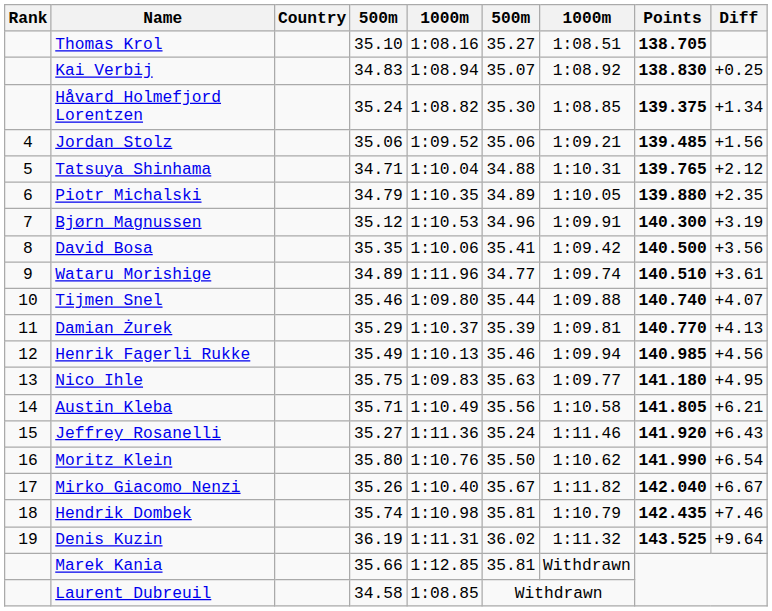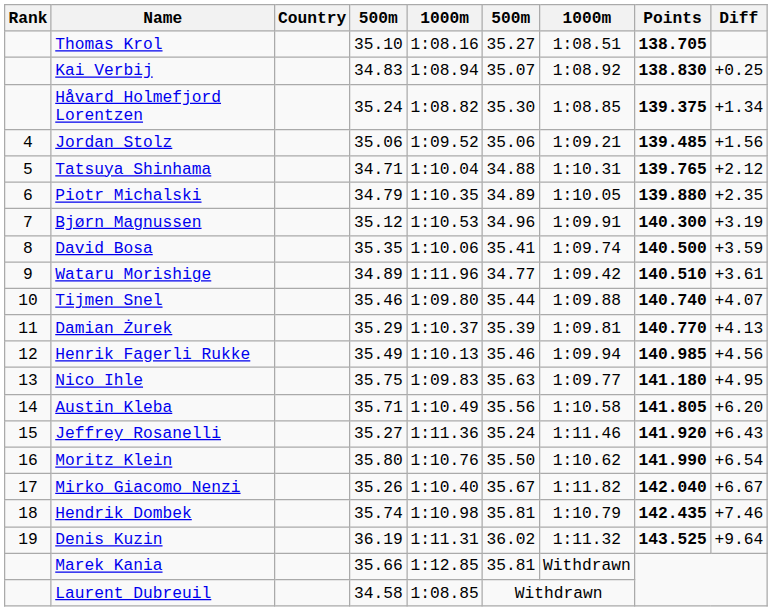(587, 248) 1:09.42 -> (587, 248) 1:09.74
(739, 248) +3.56 -> (739, 248) +3.59
(587, 275) 1:09.74 -> (587, 275) 1:09.42
(739, 407) +6.21 -> (739, 407) +6.20
